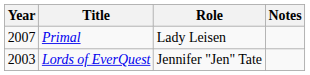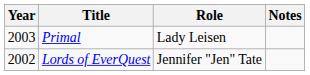(22, 37) 2007 -> (22, 37) 2003
(22, 59) 2003 -> (22, 59) 2002
